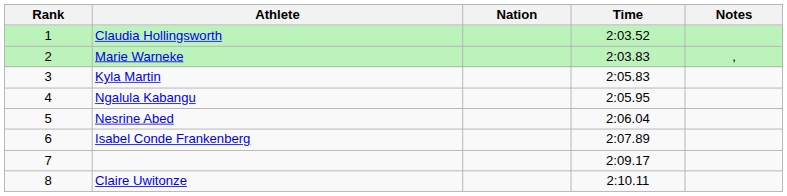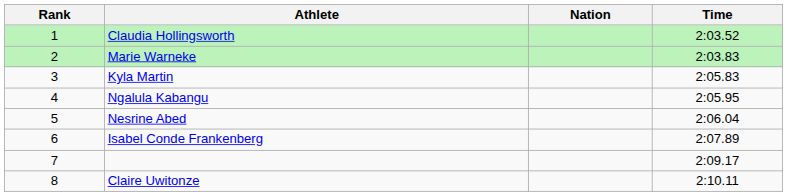- column: (734, 14)
